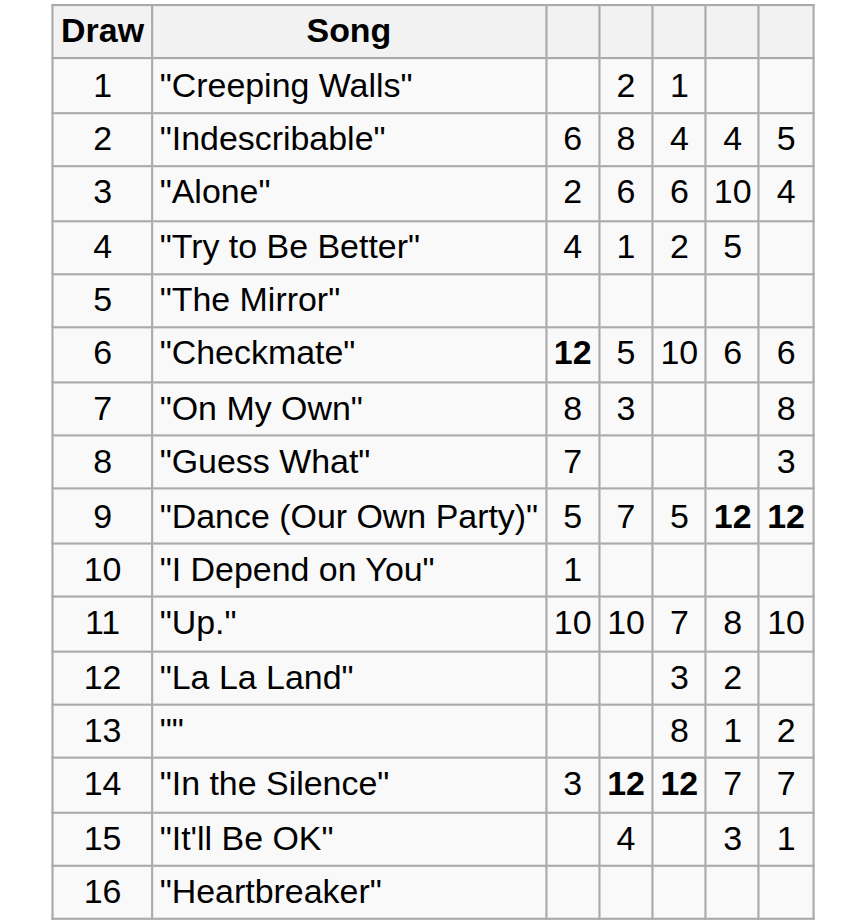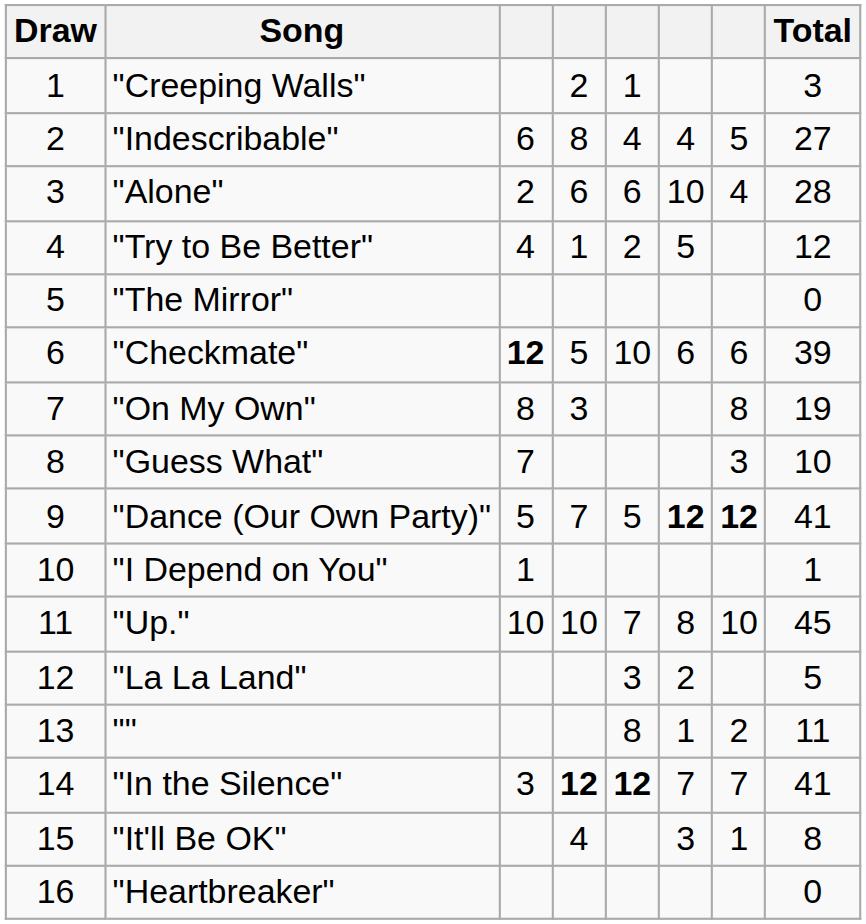+ column: (813, 31)
